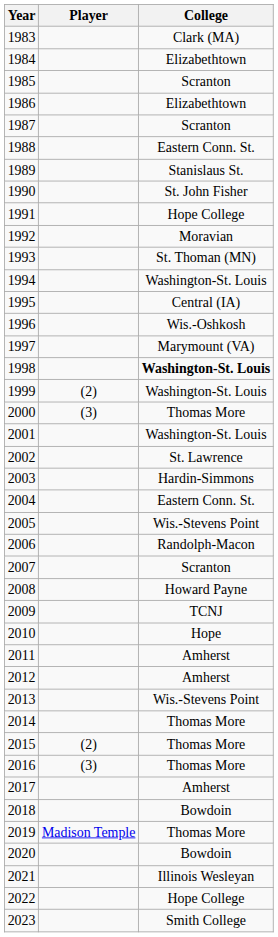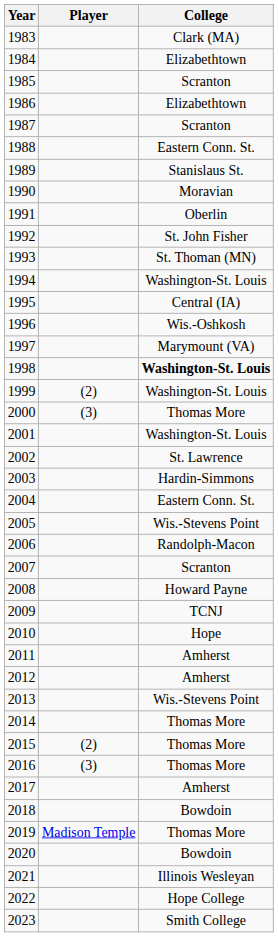(206, 192) St. John Fisher -> (206, 192) Moravian
(206, 214) Hope College -> (206, 214) Oberlin
(206, 236) Moravian -> (206, 236) St. John Fisher
